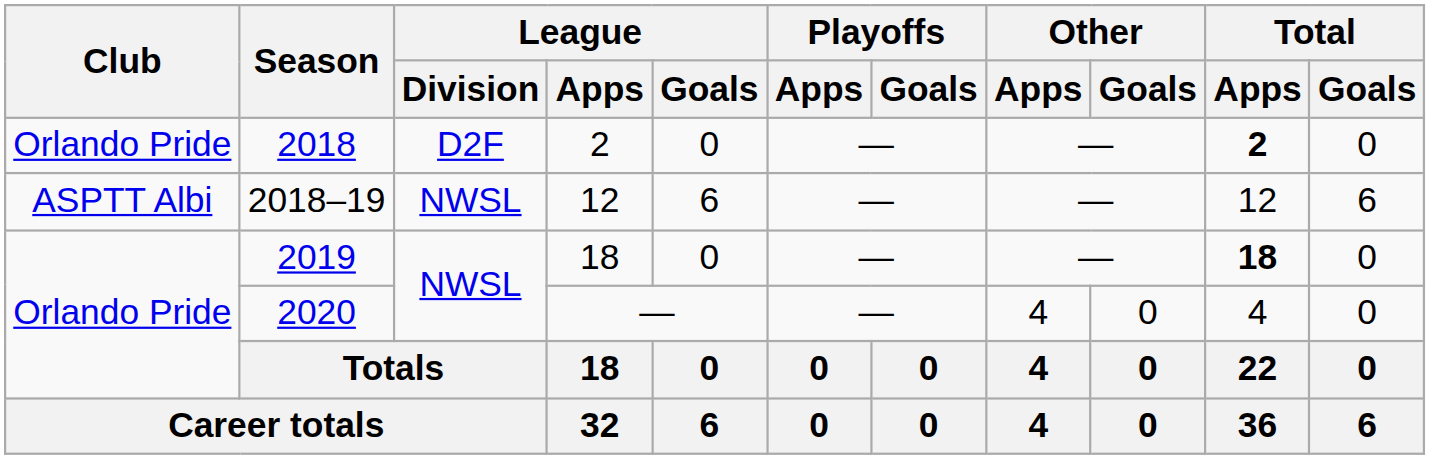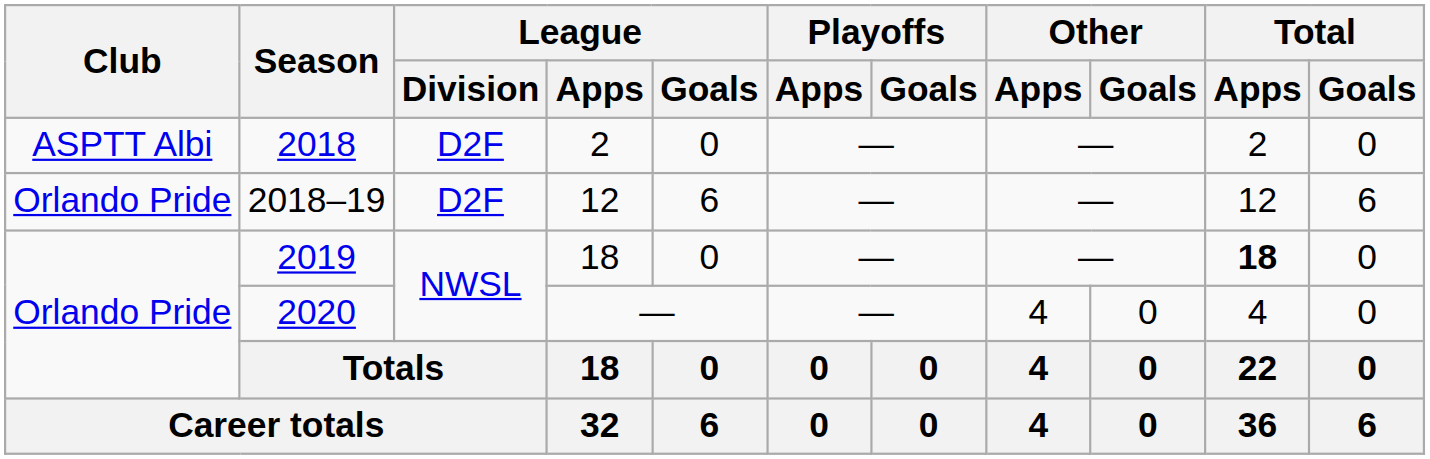(122, 144) Orlando Pride -> (122, 144) ASPTT Albi
(1258, 144) bold -> (1258, 144) normal
(122, 200) ASPTT Albi -> (122, 200) Orlando Pride
(470, 200) NWSL -> (470, 200) D2F
